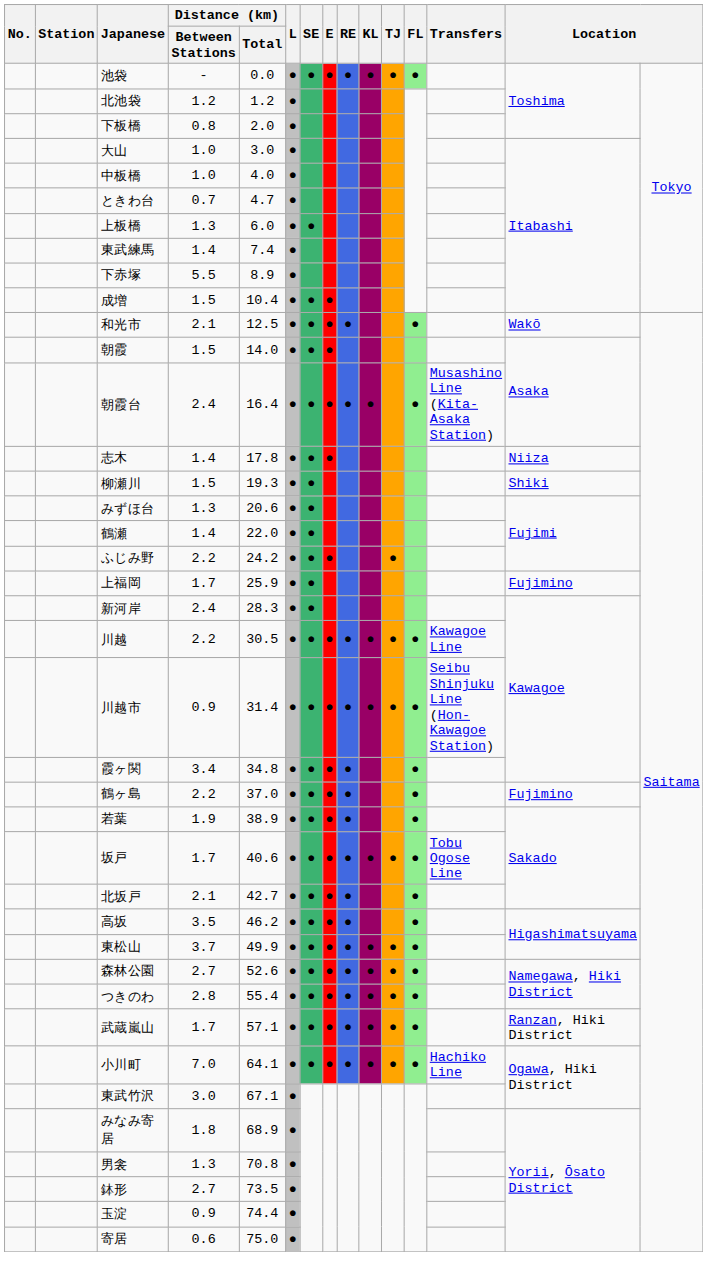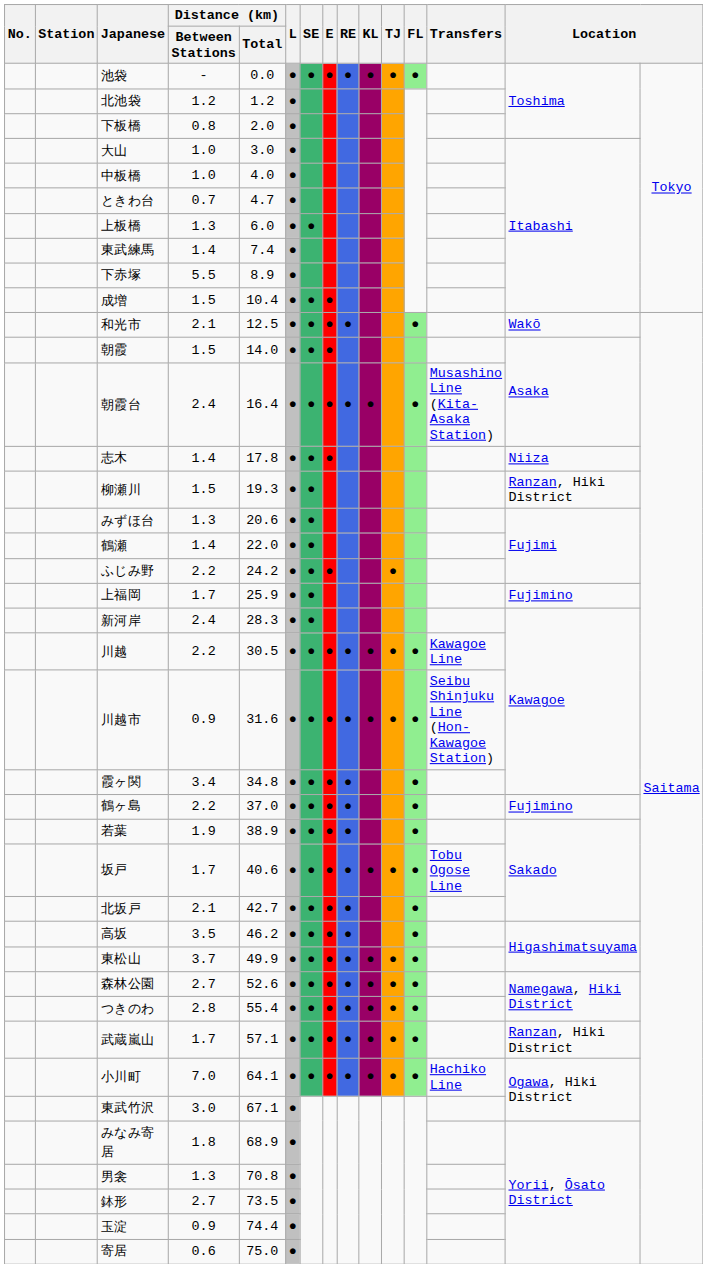(529, 484) Shiki -> (557, 490) Ranzan, Hiki District
(262, 707) 31.4 -> (262, 720) 31.6
